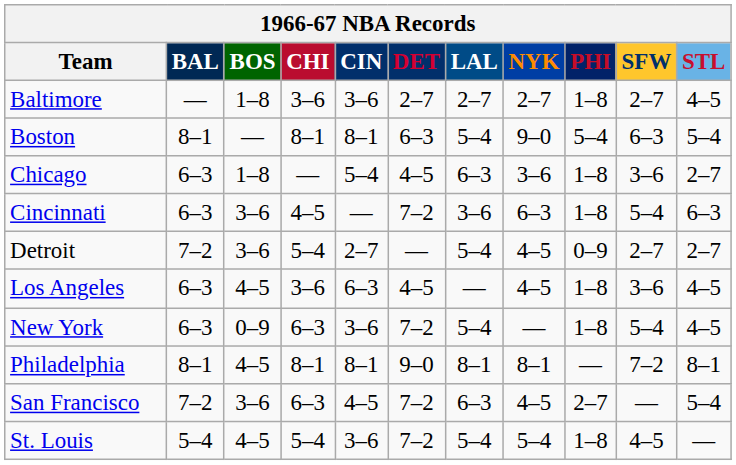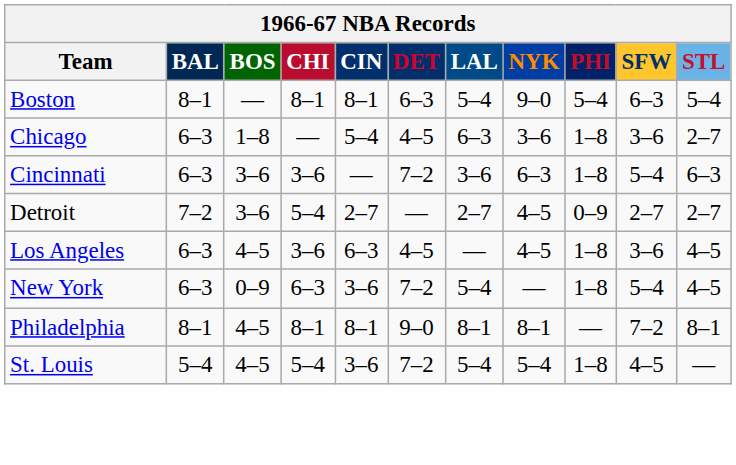- row: (56, 99)
(308, 212) 4–5 -> (308, 174) 3–6
(474, 250) 5–4 -> (474, 212) 2–7
- row: (75, 402)
